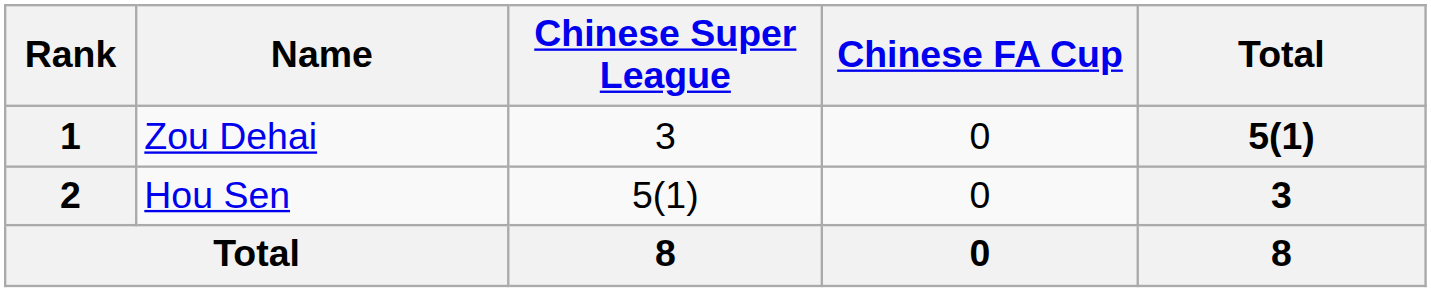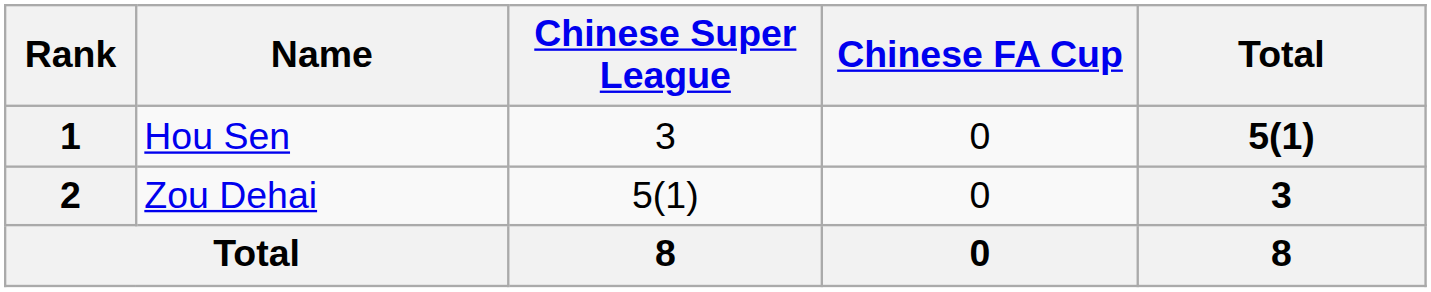(231, 135) Zou Dehai -> (217, 135) Hou Sen
(217, 195) Hou Sen -> (231, 195) Zou Dehai
